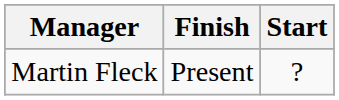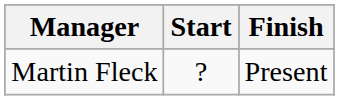columns swapped: (297, 26) <-> (212, 26)
